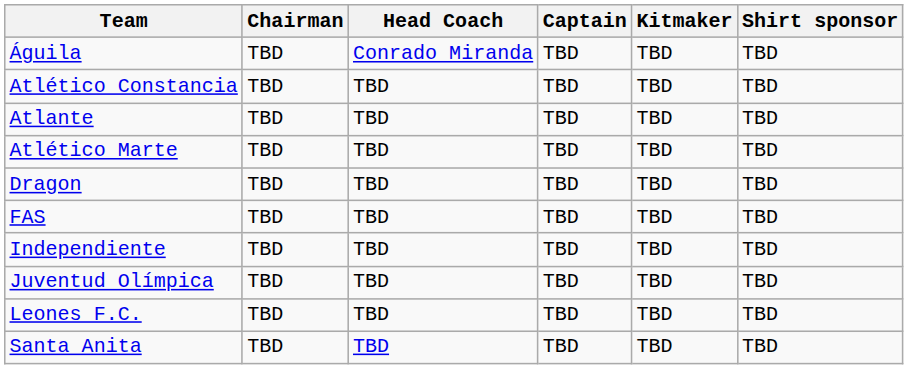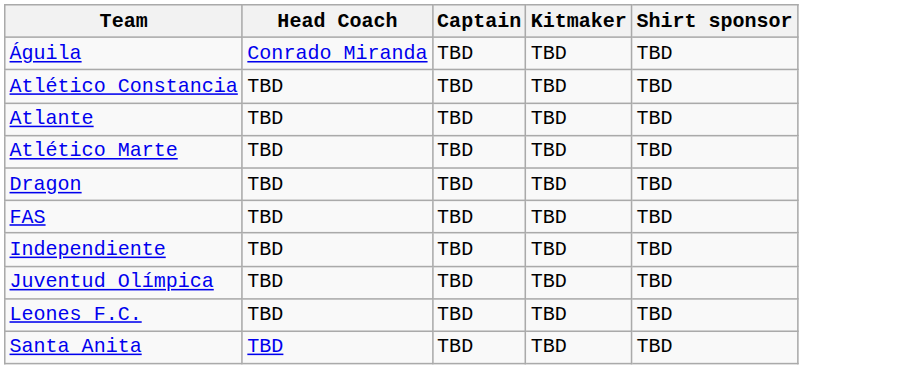- column: (295, 21)
